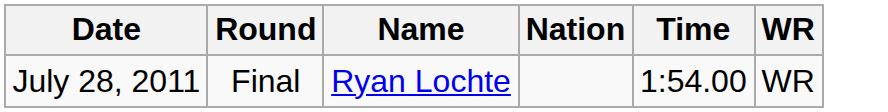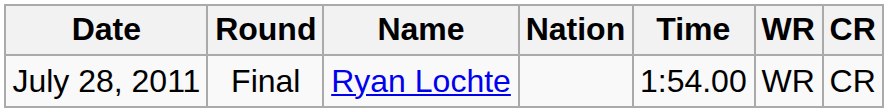+ column: (853, 29)
